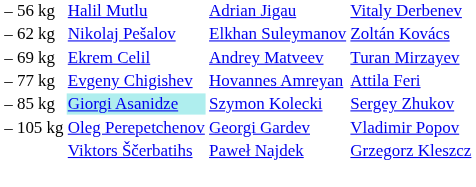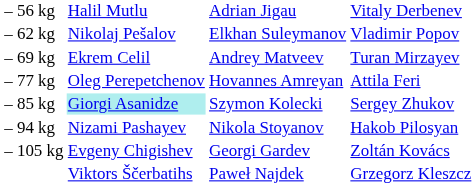(400, 34) Zoltán Kovács -> (405, 34) Vladimir Popov
(130, 80) Evgeny Chigishev -> (136, 80) Oleg Perepetchenov
+ row: (30, 127)
(136, 127) Oleg Perepetchenov -> (130, 150) Evgeny Chigishev
(405, 127) Vladimir Popov -> (400, 150) Zoltán Kovács
